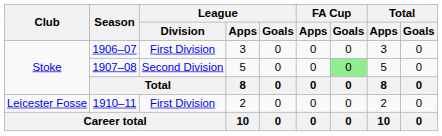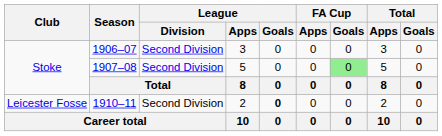(183, 49) First Division -> (183, 49) Second Division
(183, 103) First Division -> (183, 103) Second Division
(278, 103) normal -> (278, 103) bold
